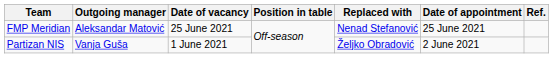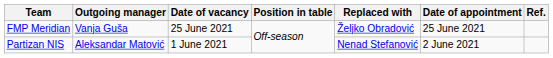(120, 28) Aleksandar Matović -> (101, 28) Vanja Guša
(378, 28) Nenad Stefanović -> (376, 28) Željko Obradović
(101, 45) Vanja Guša -> (120, 45) Aleksandar Matović
(376, 45) Željko Obradović -> (378, 45) Nenad Stefanović
